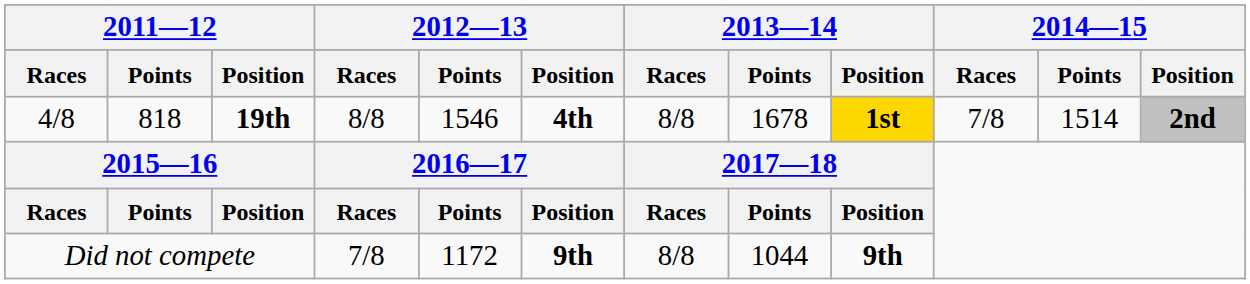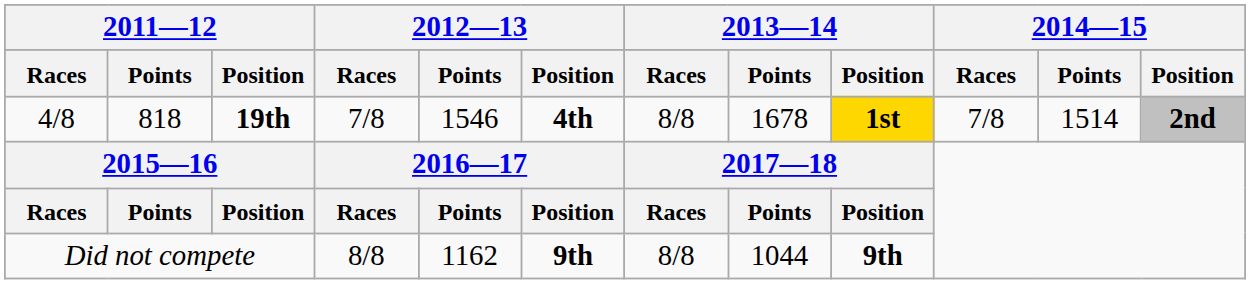(366, 118) 8/8 -> (366, 118) 7/8
(366, 255) 7/8 -> (366, 255) 8/8
(470, 255) 1172 -> (470, 255) 1162
